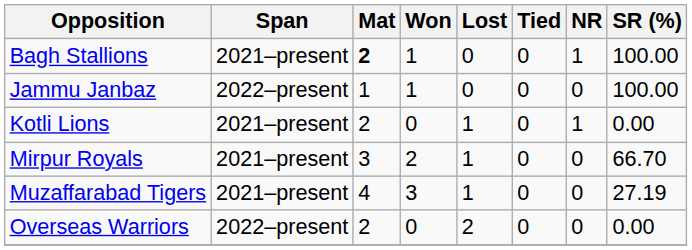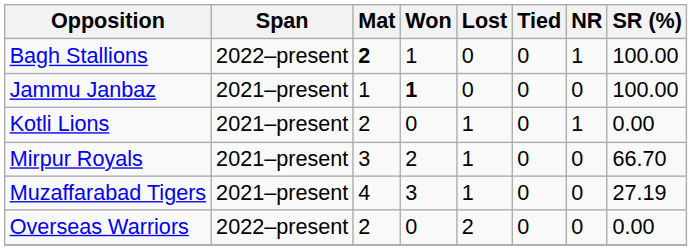(282, 55) 2021–present -> (282, 55) 2022–present
(282, 90) 2022–present -> (282, 90) 2021–present
(411, 90) normal -> (411, 90) bold
